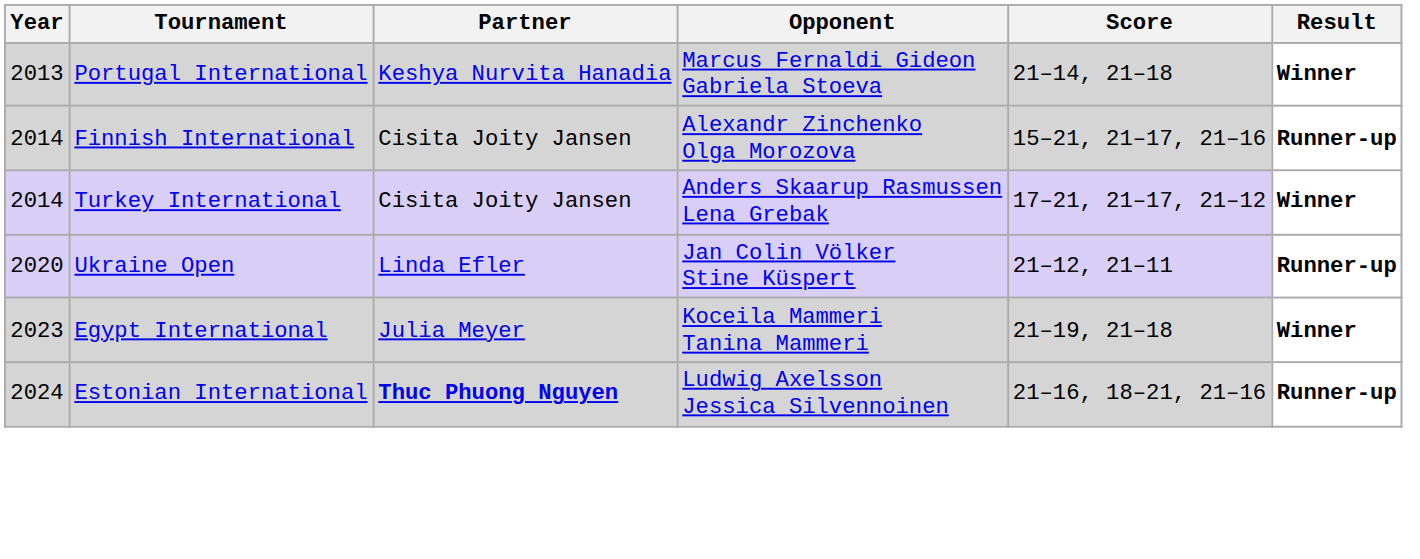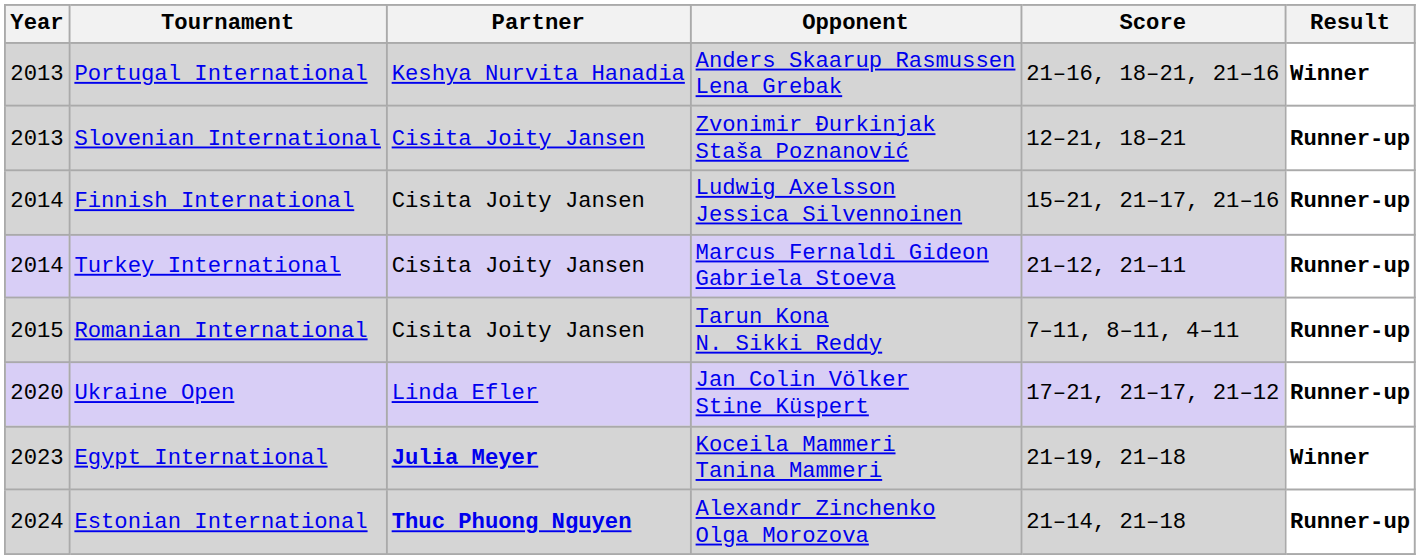(829, 74) Marcus Fernaldi Gideon Gabriela Stoeva -> (856, 74) Anders Skaarup Rasmussen Lena Grebak
(1093, 74) 21–14, 21–18 -> (1153, 74) 21–16, 18–21, 21–16
+ row: (228, 138)
(802, 138) Alexandr Zinchenko Olga Morozova -> (829, 202) Ludwig Axelsson Jessica Silvennoinen
(842, 202) Anders Skaarup Rasmussen Lena Grebak -> (842, 266) Marcus Fernaldi Gideon Gabriela Stoeva
(1139, 202) 17–21, 21–17, 21–12 -> (1106, 266) 21–12, 21–11
(1317, 202) Winner -> (1350, 266) Runner-up
+ row: (221, 330)
(1093, 266) 21–12, 21–11 -> (1153, 394) 17–21, 21–17, 21–12
(452, 330) normal -> (465, 458) bold
(816, 394) Ludwig Axelsson Jessica Silvennoinen -> (816, 522) Alexandr Zinchenko Olga Morozova
(1139, 394) 21–16, 18–21, 21–16 -> (1106, 522) 21–14, 21–18
